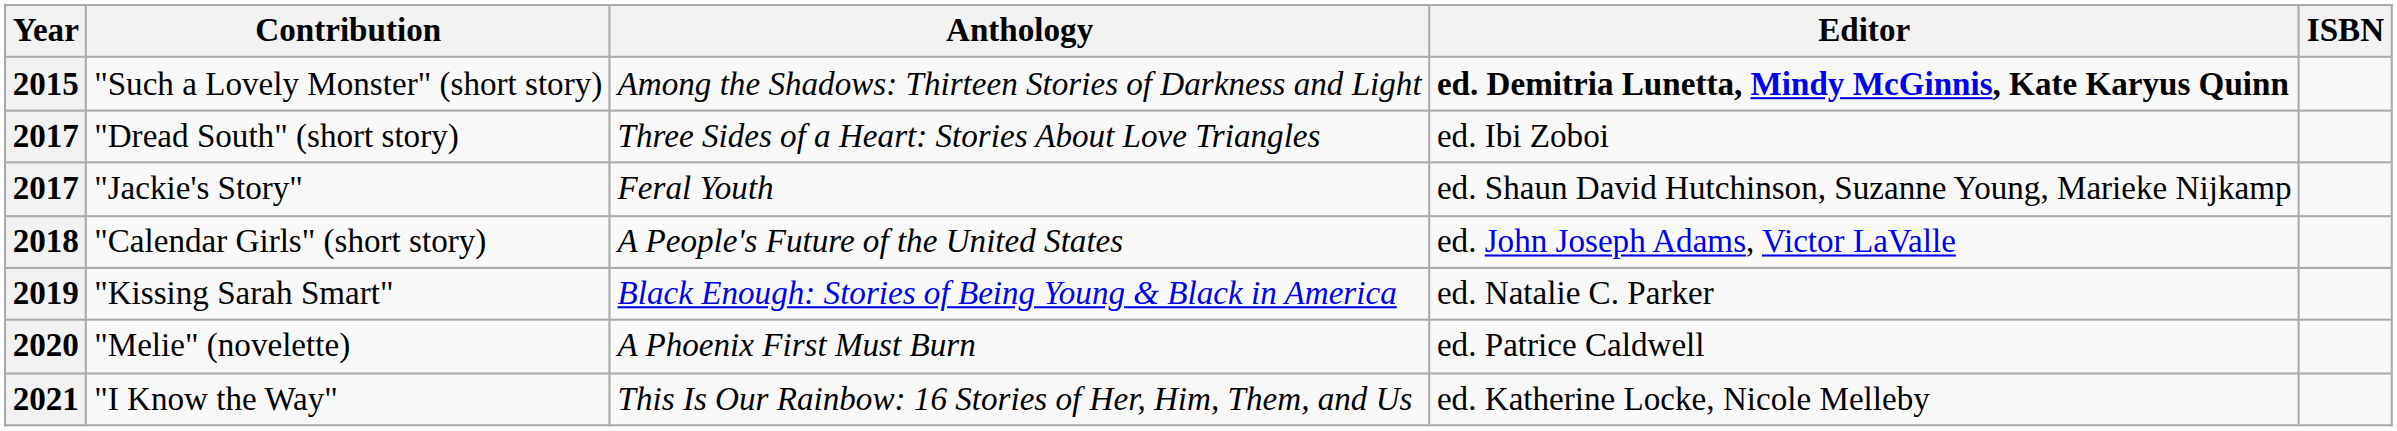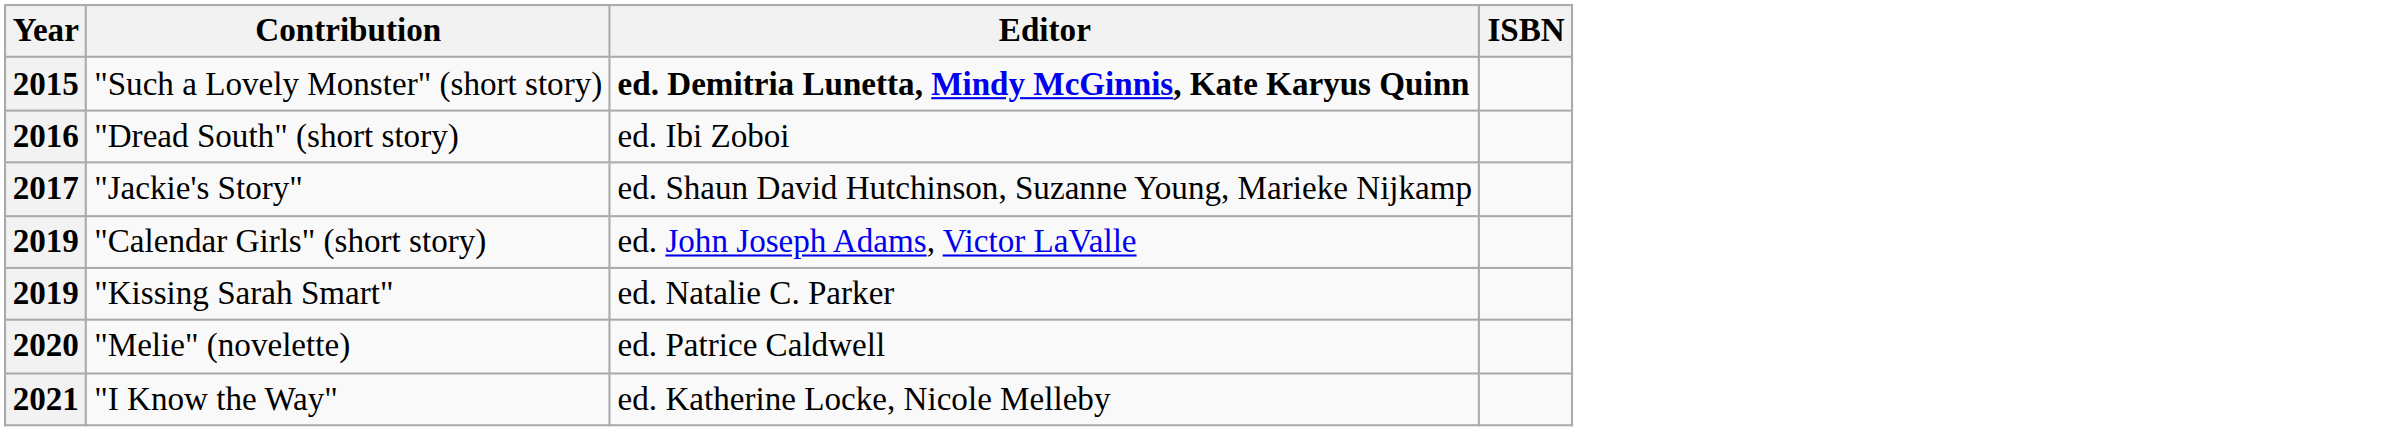- column: (1020, 30)
(46, 135) 2017 -> (46, 135) 2016
(46, 240) 2018 -> (46, 240) 2019
